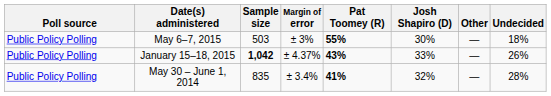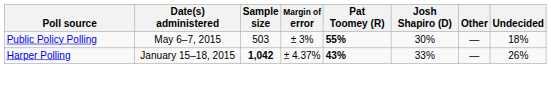(52, 55) Public Policy Polling -> (39, 55) Harper Polling
- row: (188, 77)
